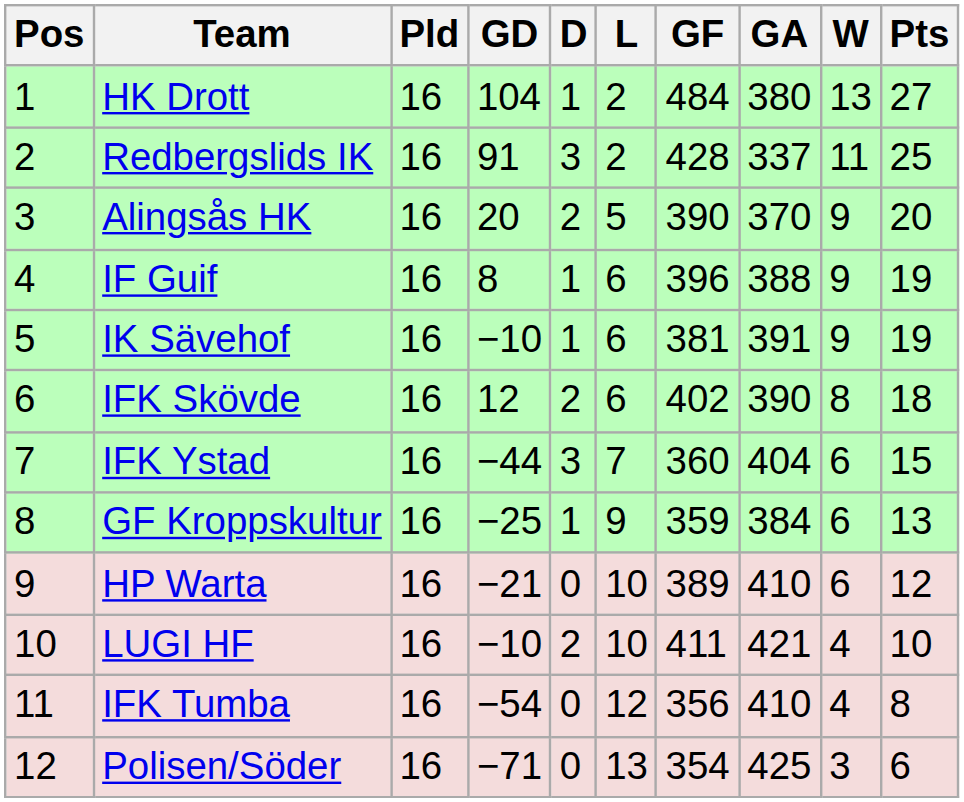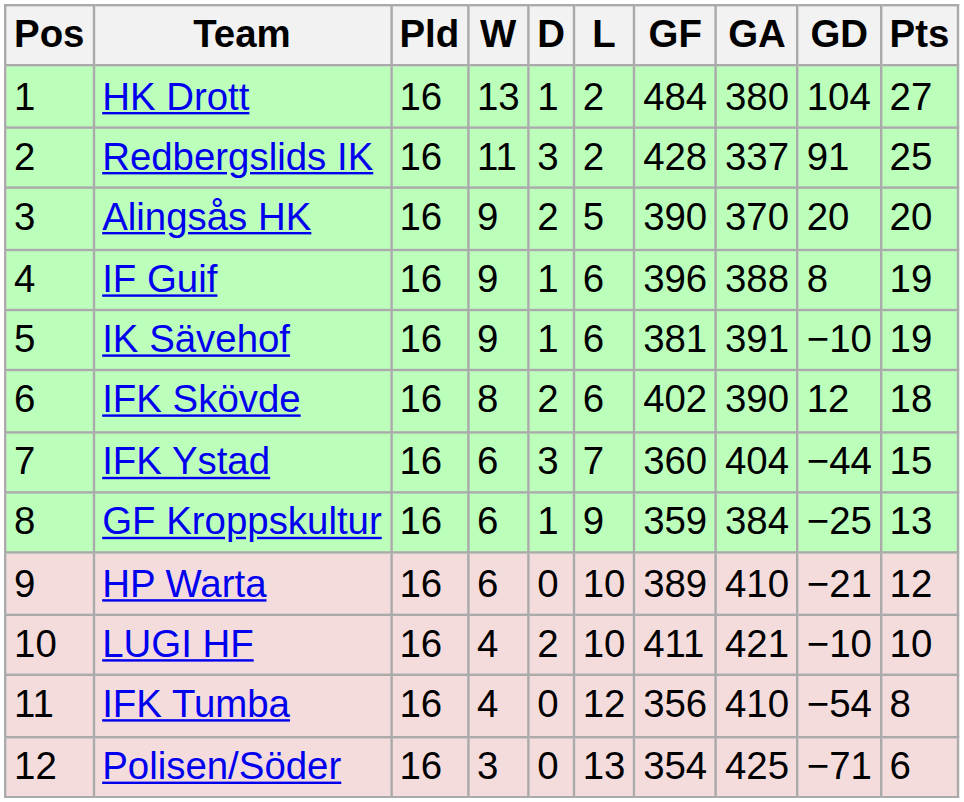columns swapped: (851, 34) <-> (509, 34)
